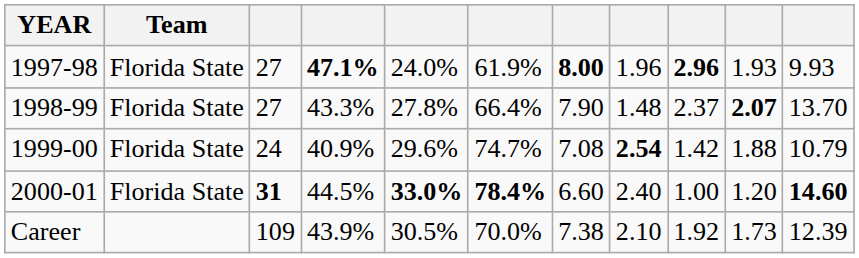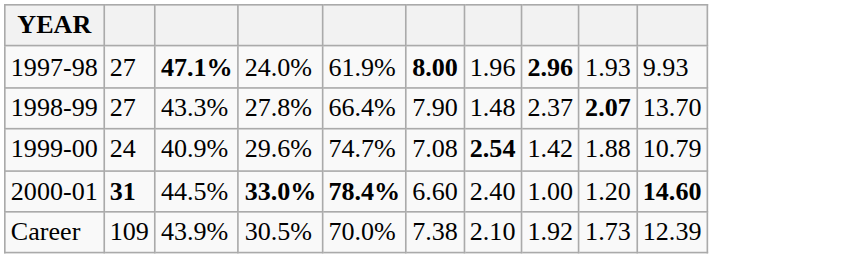- column: (177, 25)
